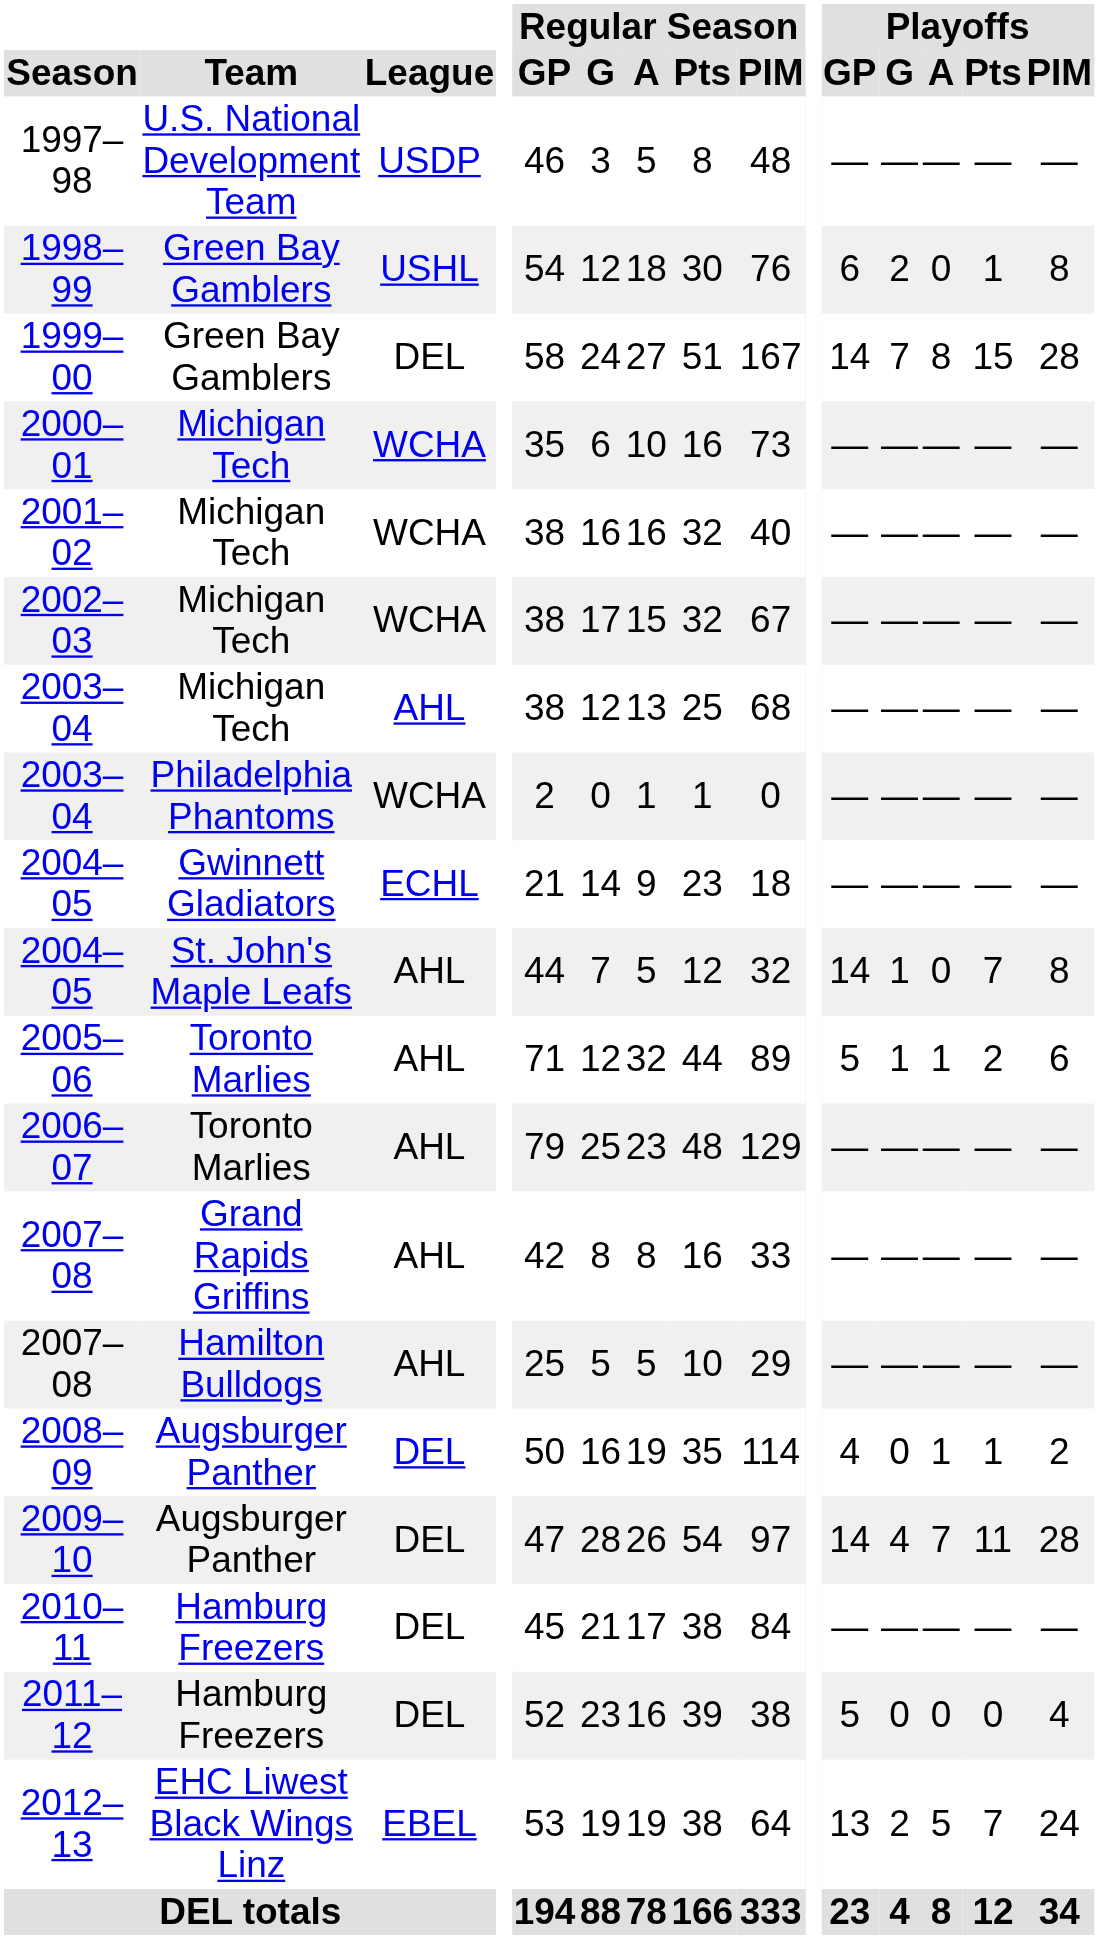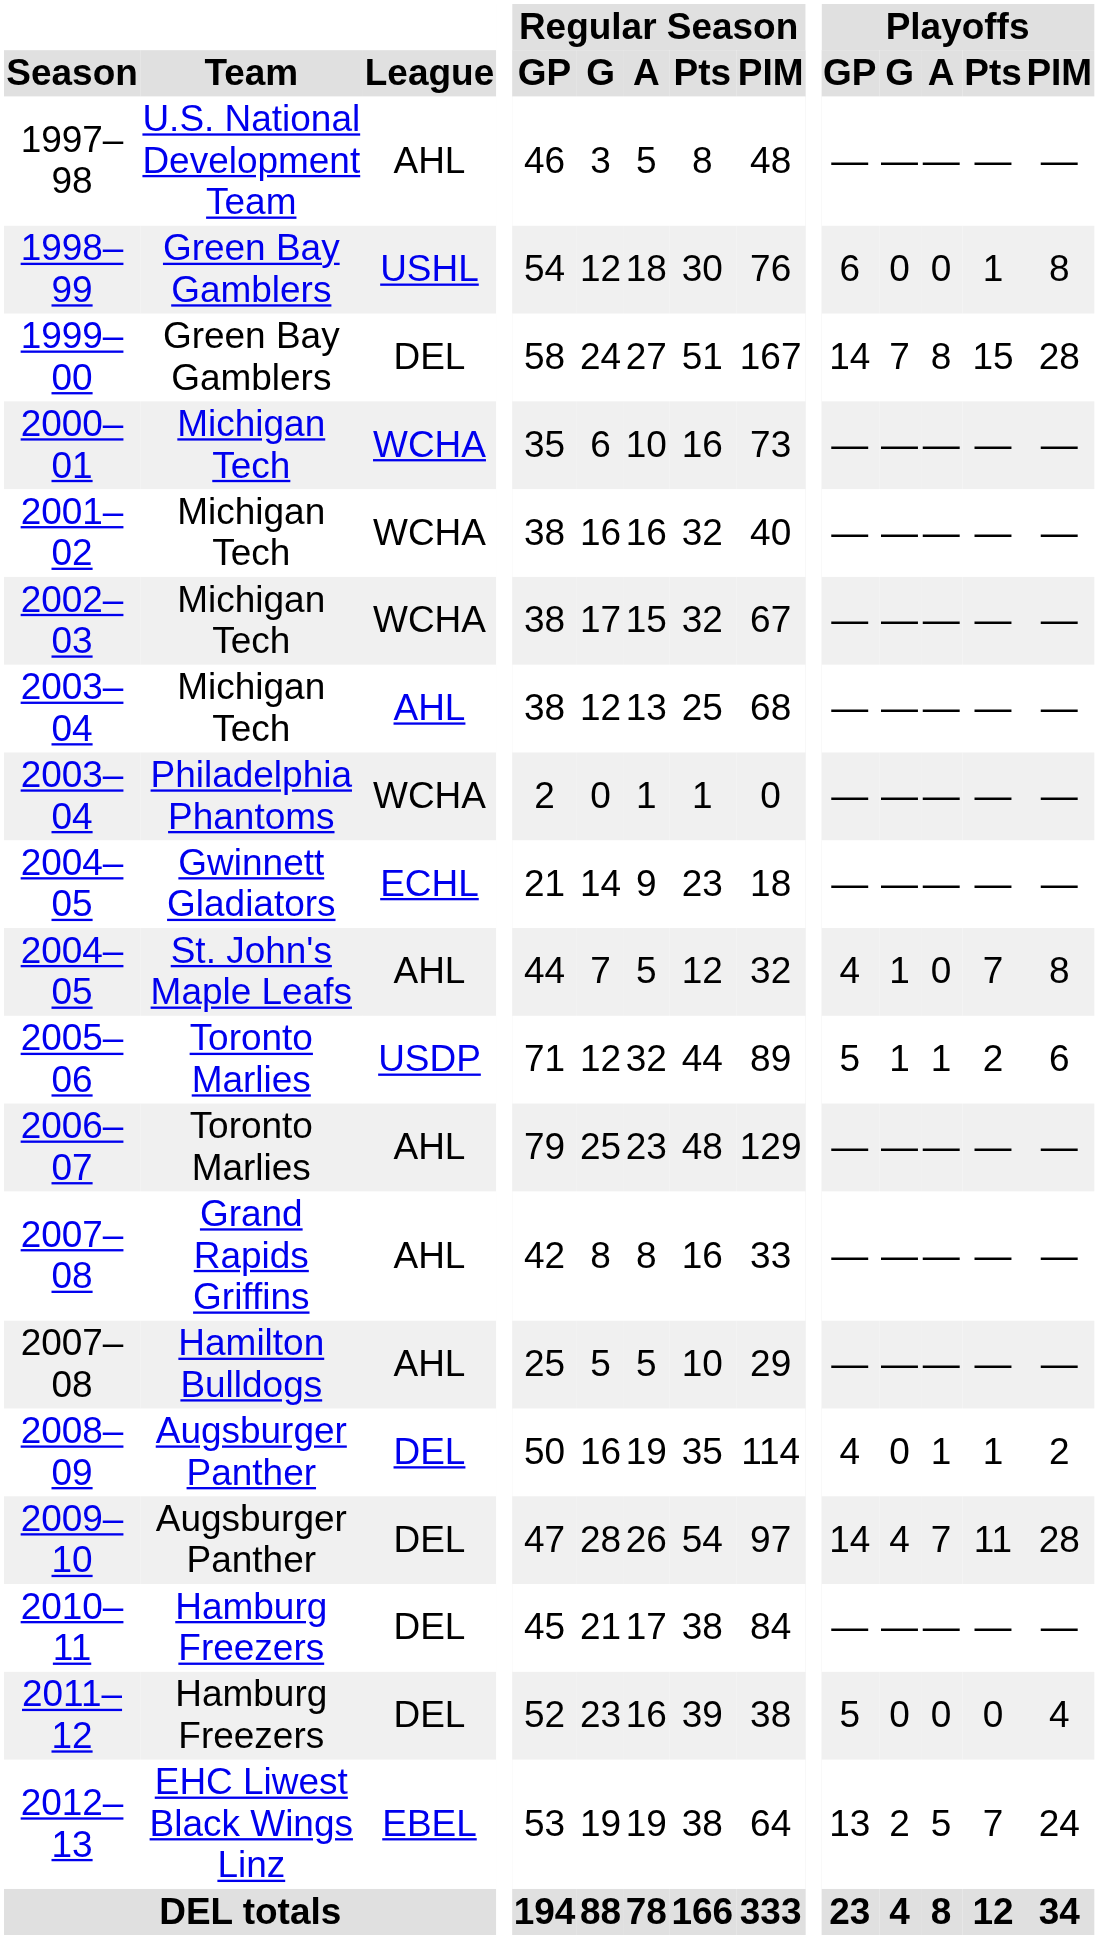(429, 160) USDP -> (429, 160) AHL
(900, 268) 2 -> (900, 268) 0
(850, 971) 14 -> (850, 971) 4
(429, 1059) AHL -> (429, 1059) USDP
